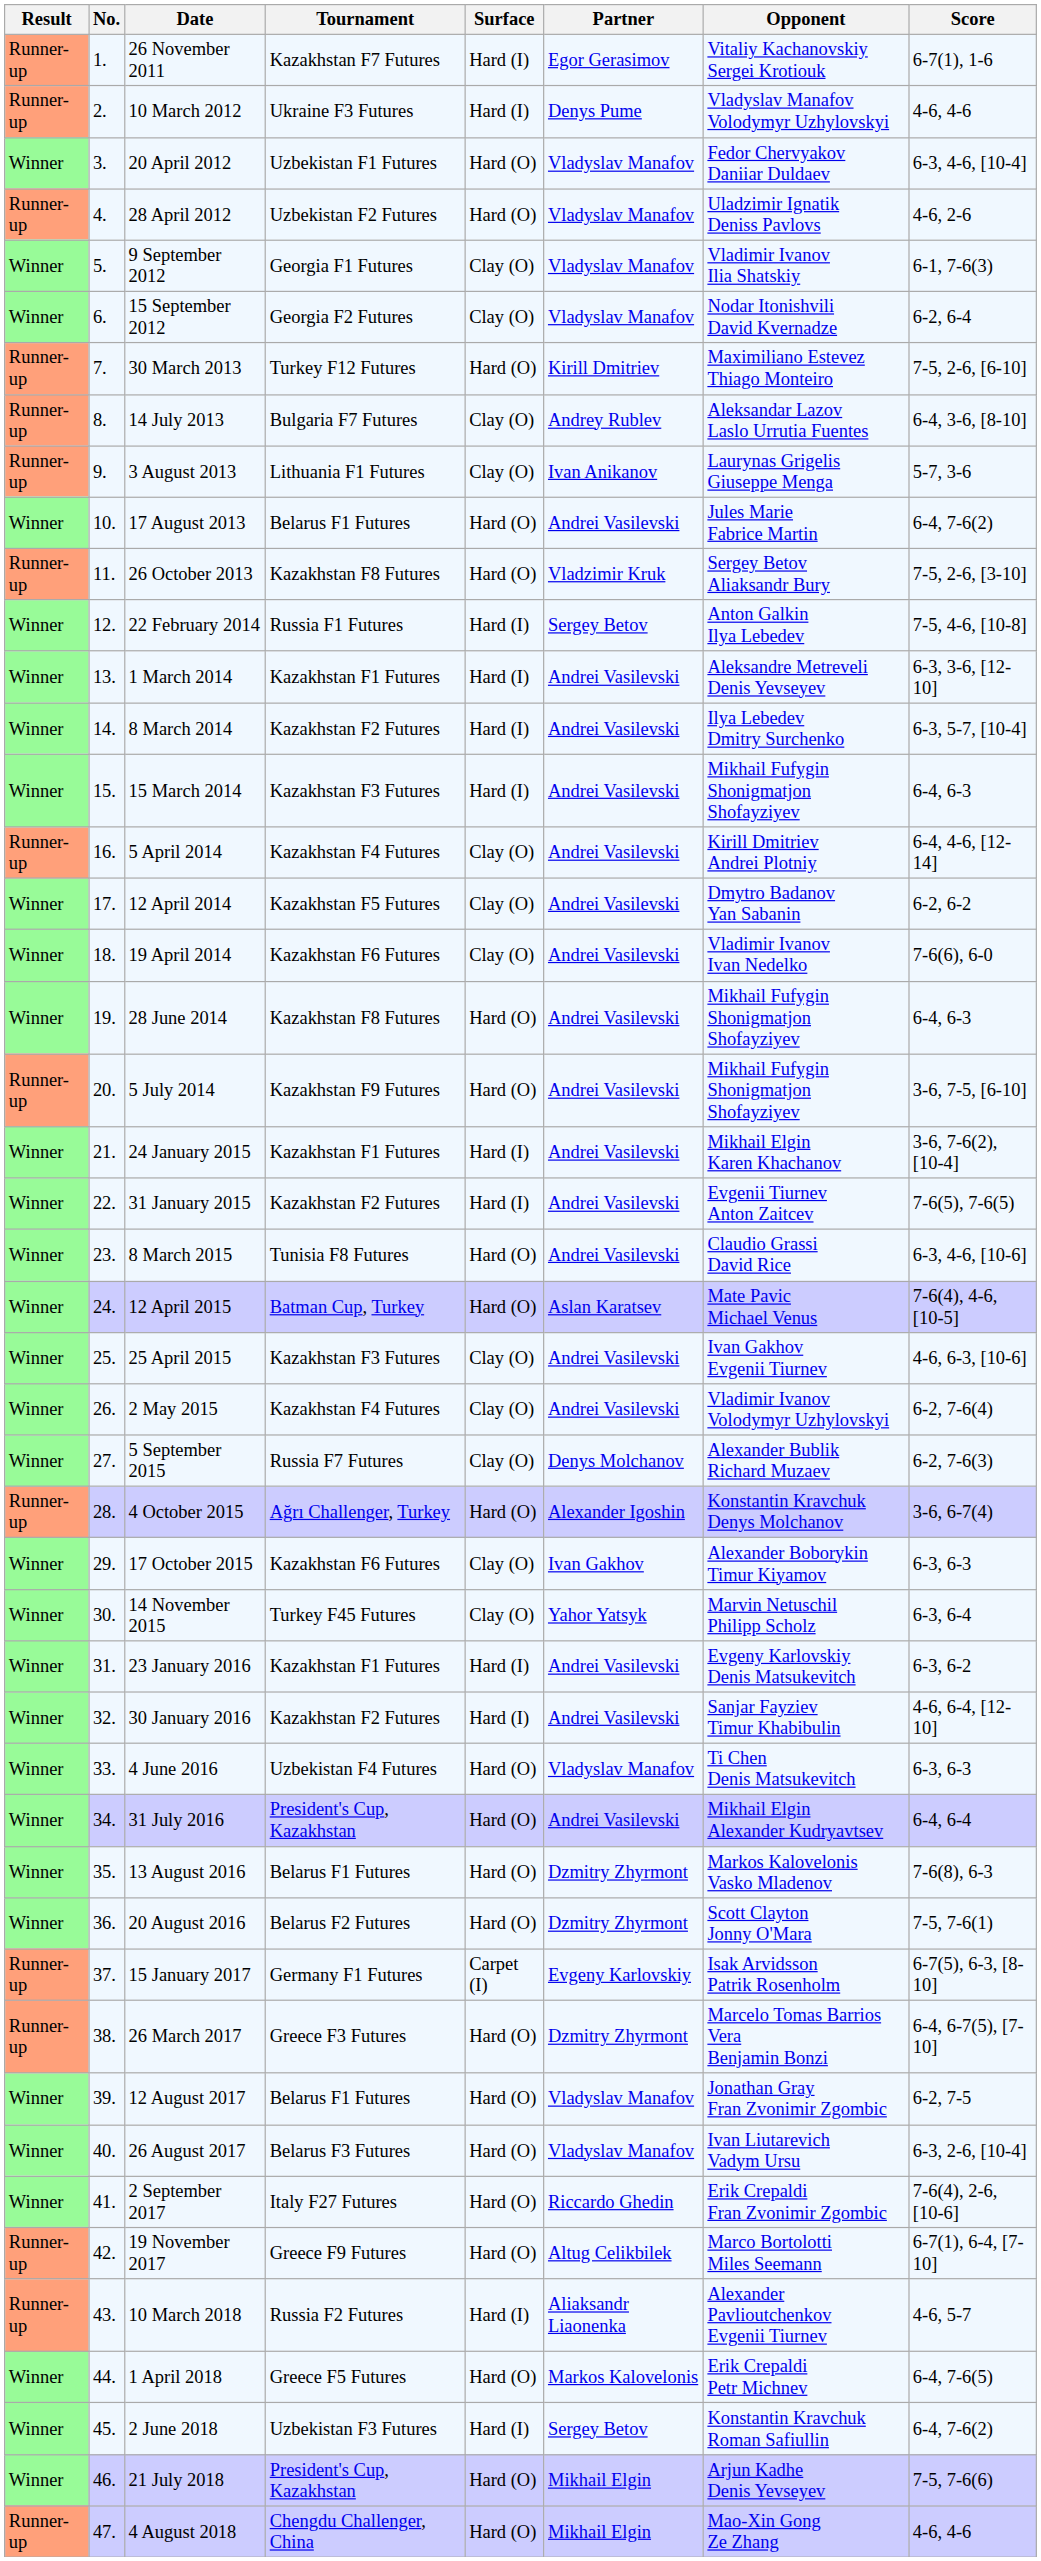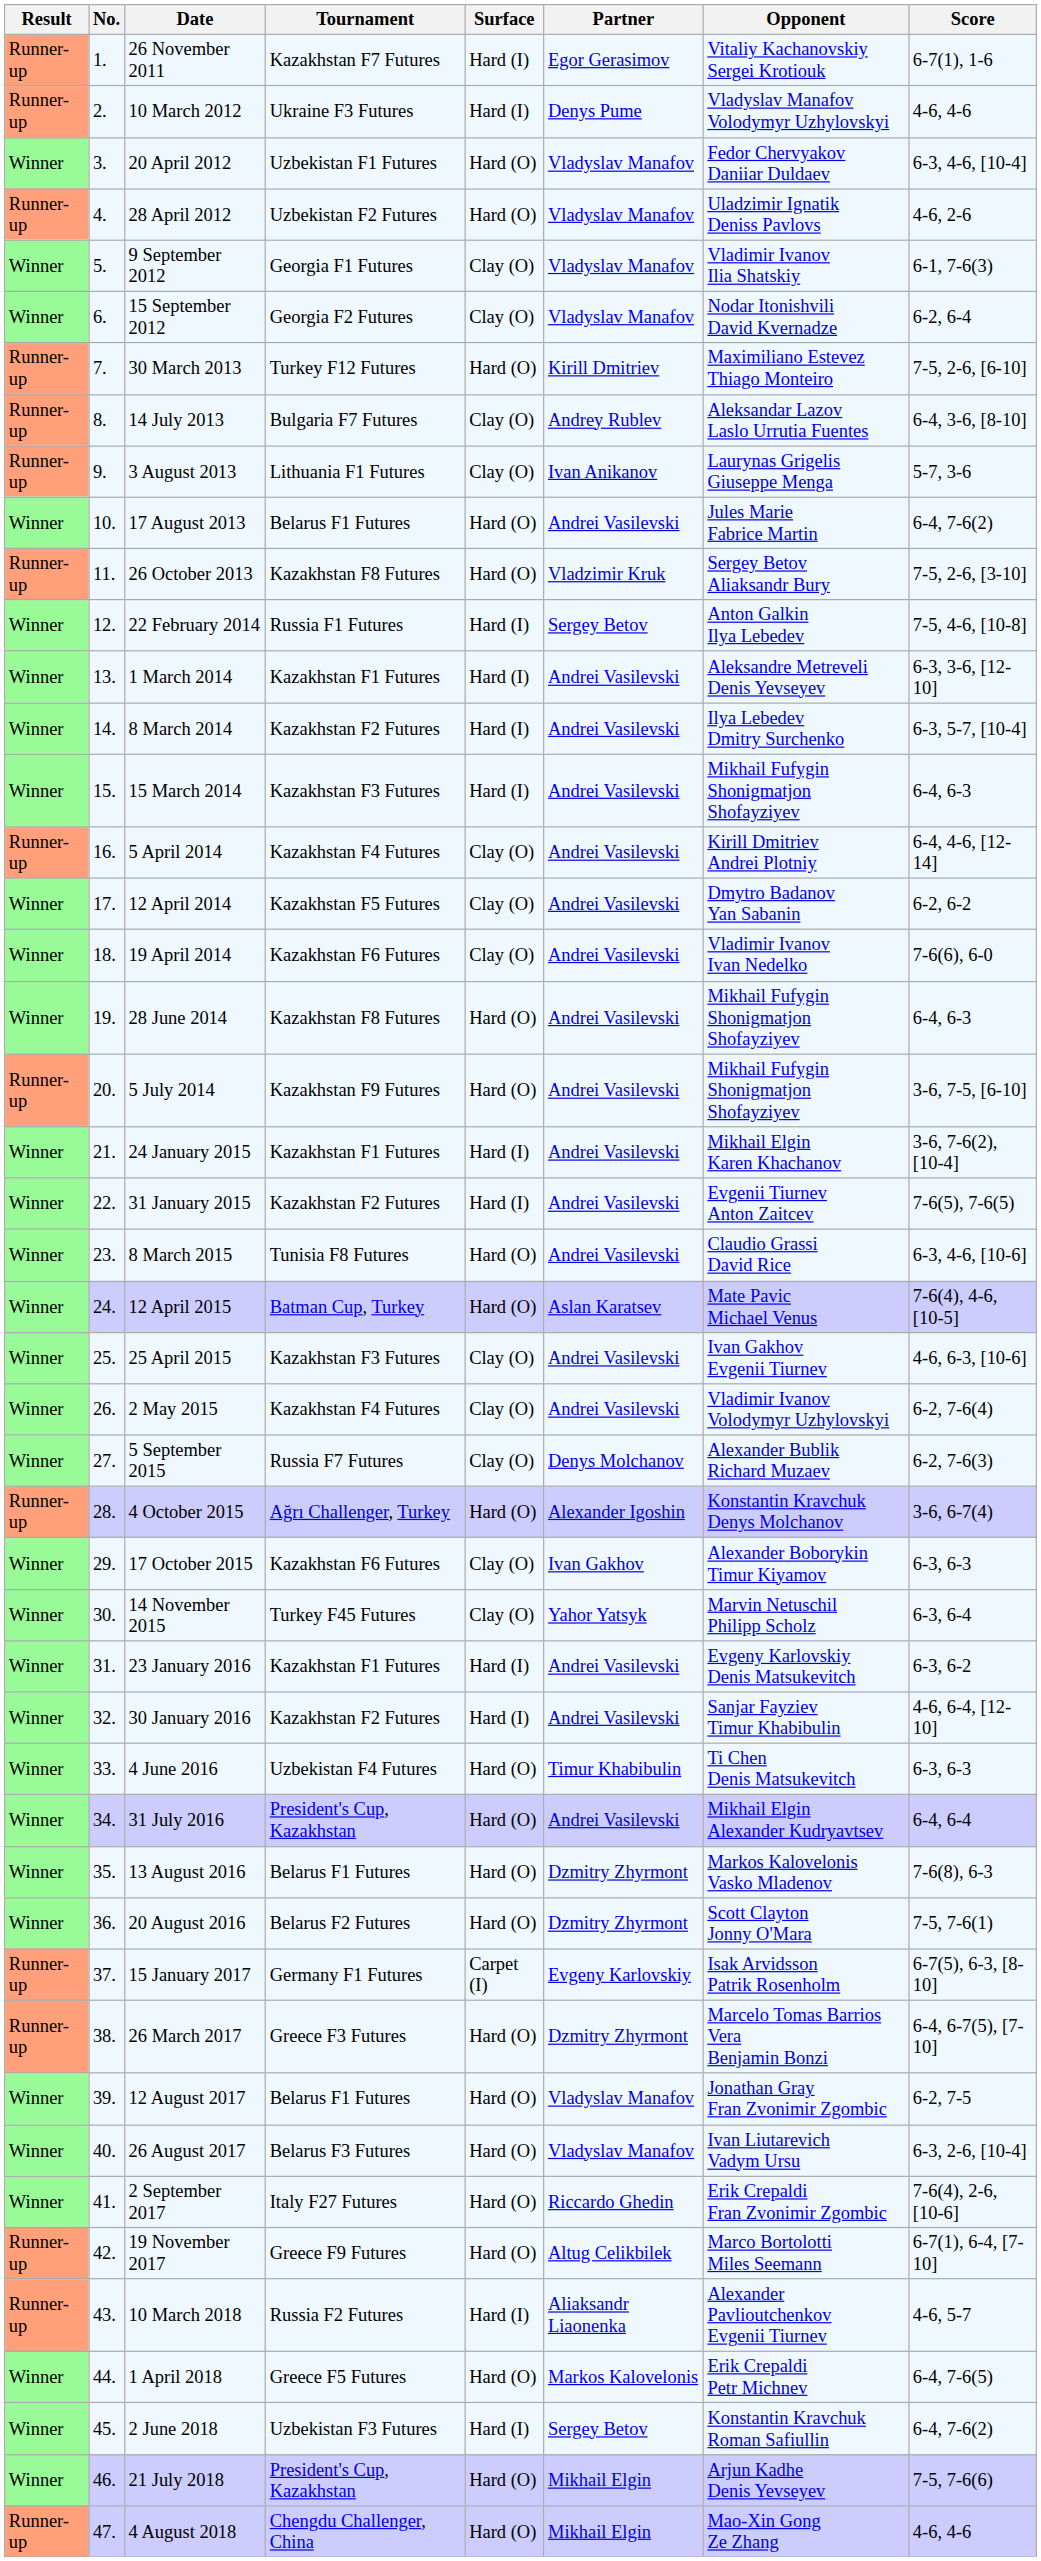(621, 1768) Vladyslav Manafov -> (615, 1768) Timur Khabibulin
